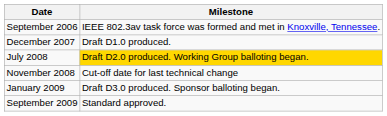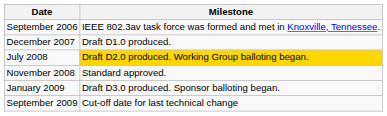(160, 73) Cut-off date for last technical change -> (124, 73) Standard approved.
(124, 103) Standard approved. -> (160, 103) Cut-off date for last technical change
